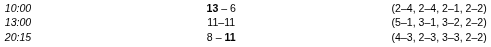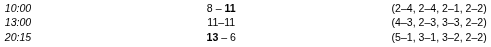(221, 8) 13 – 6 -> (221, 8) 8 – 11
(439, 23) (5–1, 3–1, 3–2, 2–2) -> (439, 23) (4–3, 2–3, 3–3, 2–2)
(221, 37) 8 – 11 -> (221, 37) 13 – 6
(439, 37) (4–3, 2–3, 3–3, 2–2) -> (439, 37) (5–1, 3–1, 3–2, 2–2)
